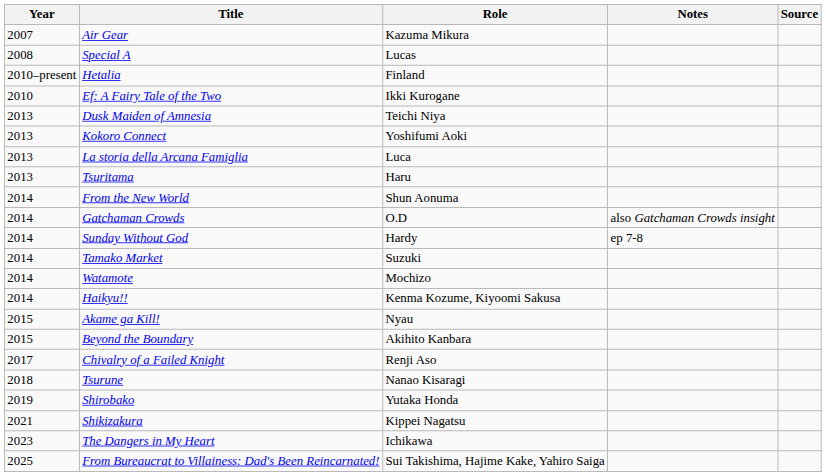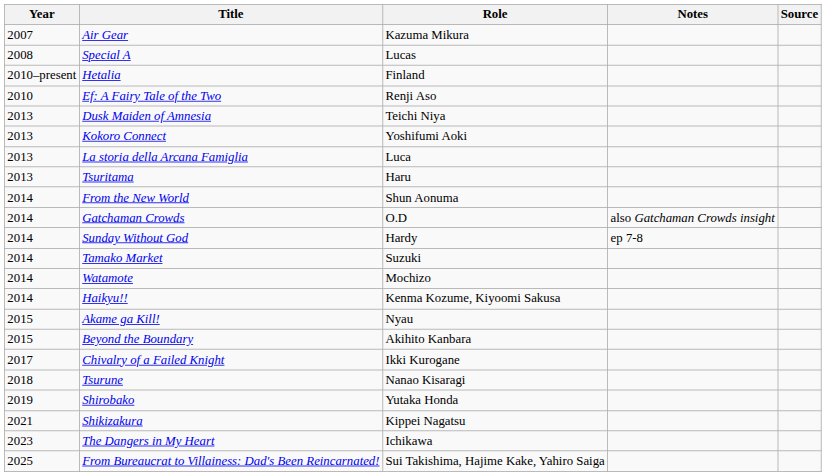(423, 95) Ikki Kurogane -> (411, 95) Renji Aso
(411, 359) Renji Aso -> (423, 359) Ikki Kurogane
